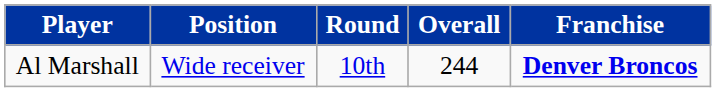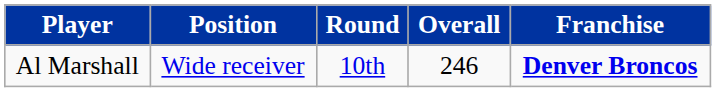(459, 65) 244 -> (459, 65) 246
